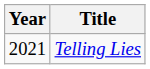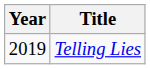(27, 48) 2021 -> (27, 48) 2019
